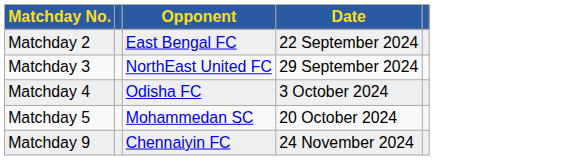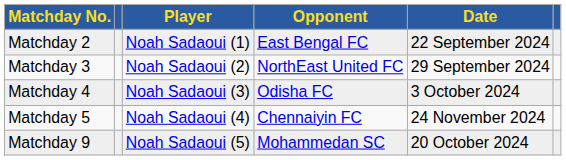+ column: (188, 17)
(190, 117) Mohammedan SC -> (310, 117) Chennaiyin FC
(338, 117) 20 October 2024 -> (478, 117) 24 November 2024
(178, 142) Chennaiyin FC -> (321, 142) Mohammedan SC
(347, 142) 24 November 2024 -> (470, 142) 20 October 2024
